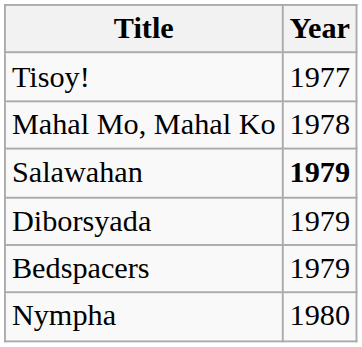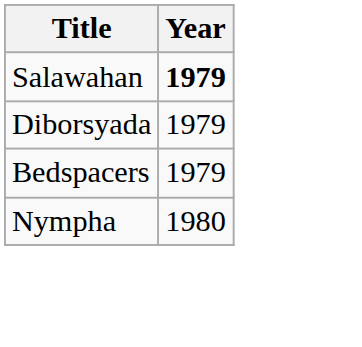- row: (51, 76)
- row: (144, 124)
